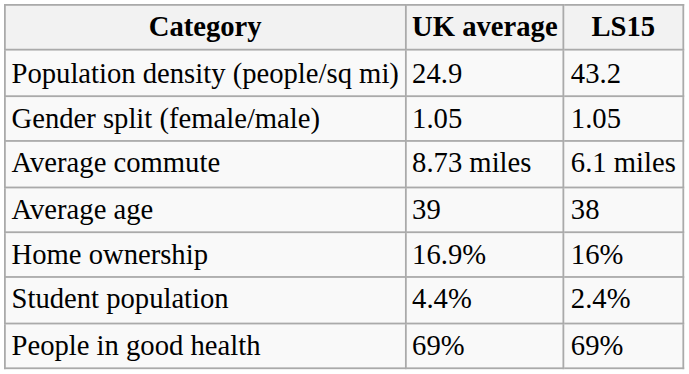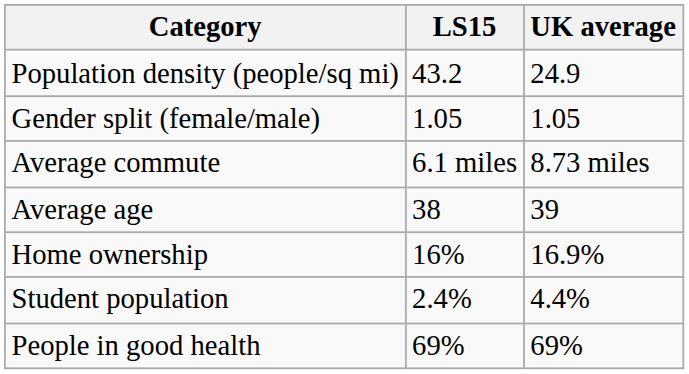columns swapped: (623, 27) <-> (485, 27)
